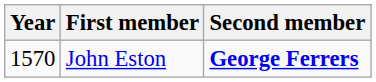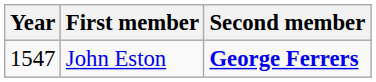(33, 58) 1570 -> (33, 58) 1547
